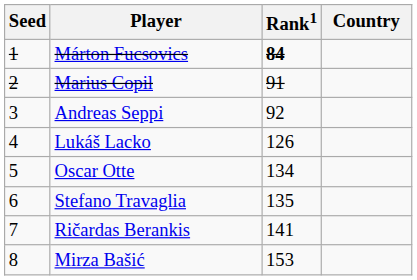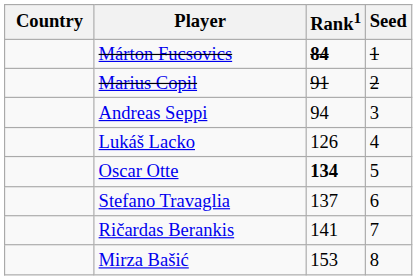columns swapped: (366, 21) <-> (27, 21)
(275, 112) 92 -> (319, 112) 94
(280, 171) normal -> (324, 171) bold
(280, 200) 135 -> (324, 200) 137
